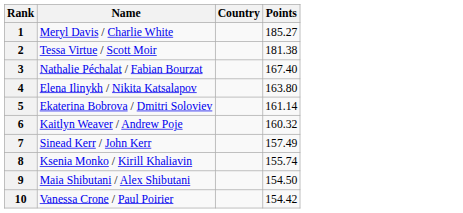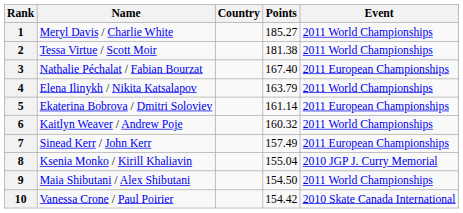+ column: (379, 13)
(281, 87) 163.80 -> (281, 87) 163.79
(281, 161) 155.74 -> (281, 161) 155.04
